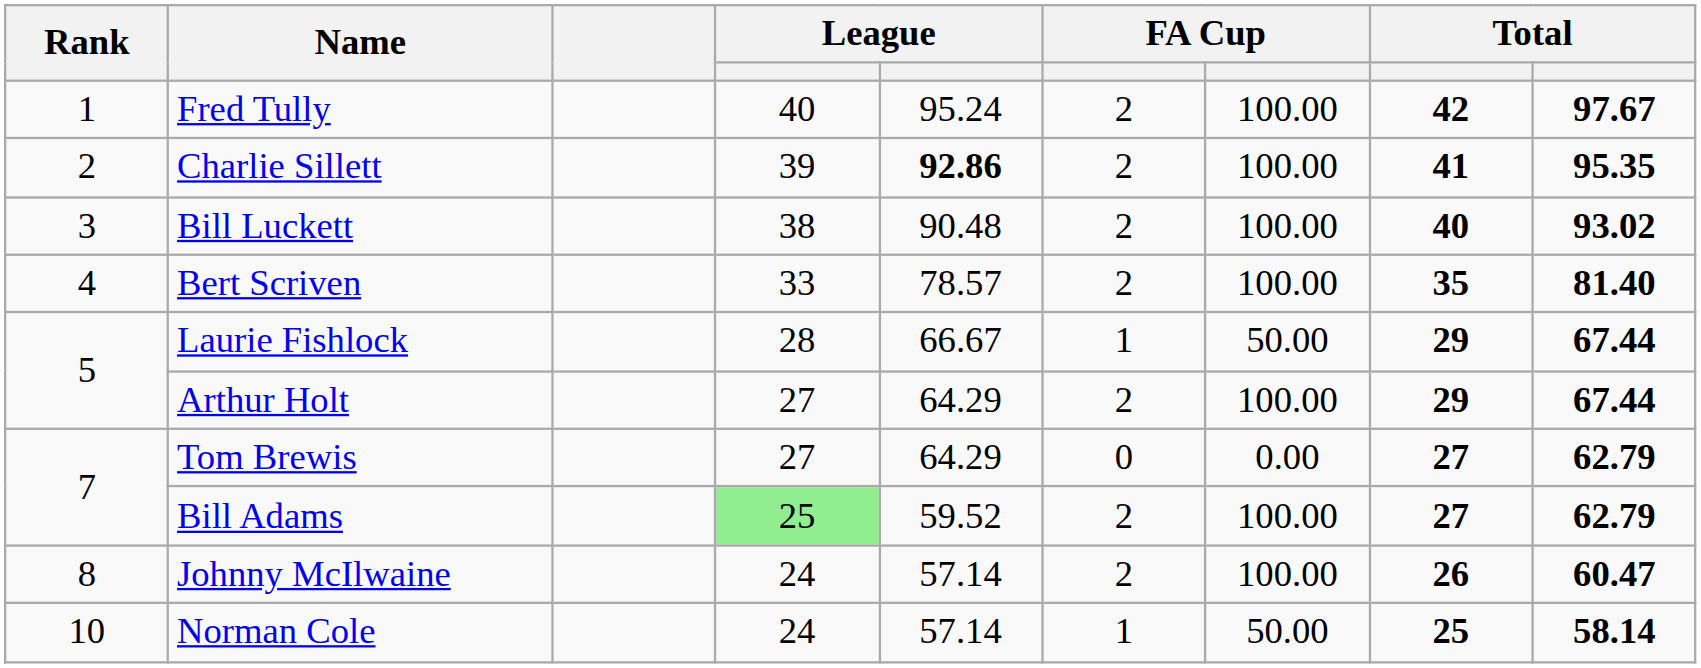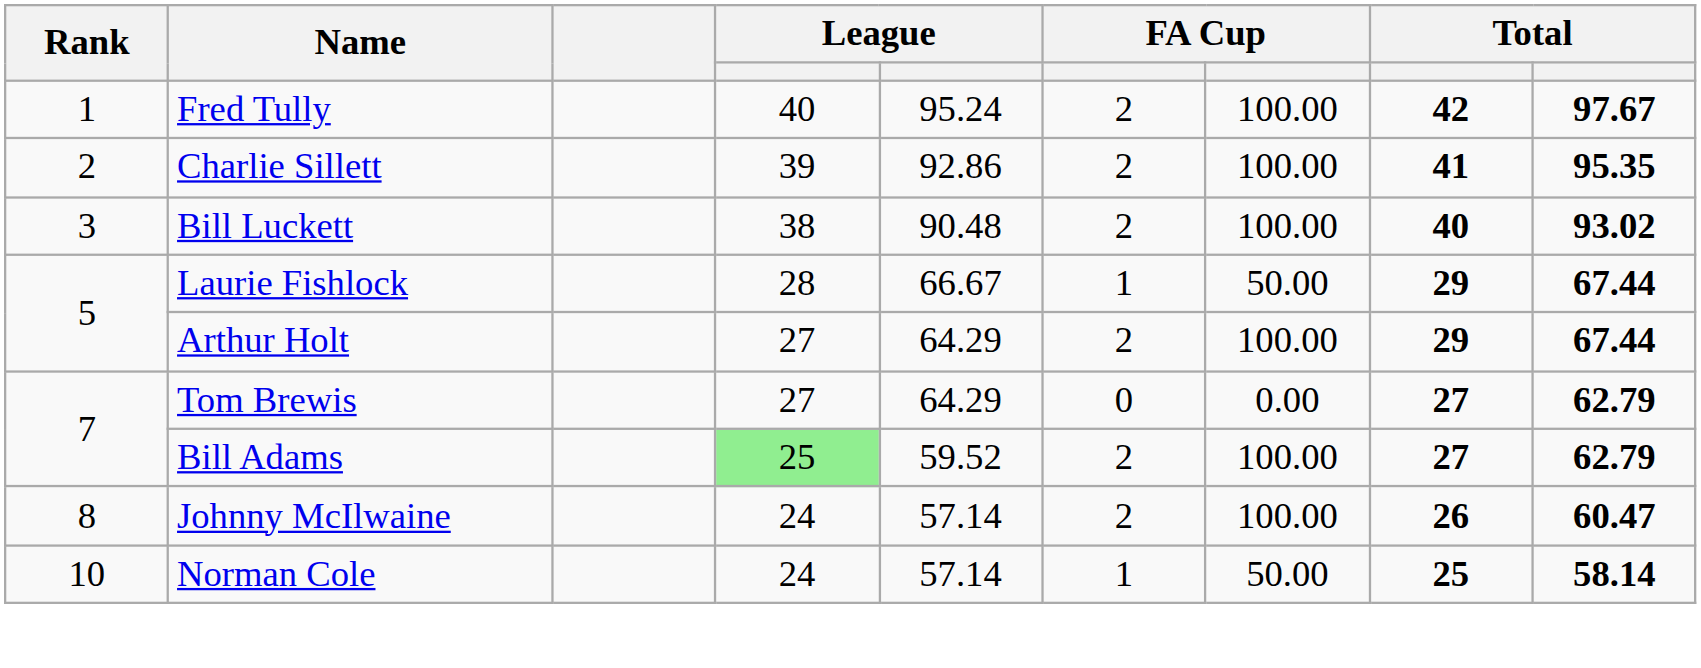(961, 166) bold -> (961, 166) normal
- row: (269, 282)
